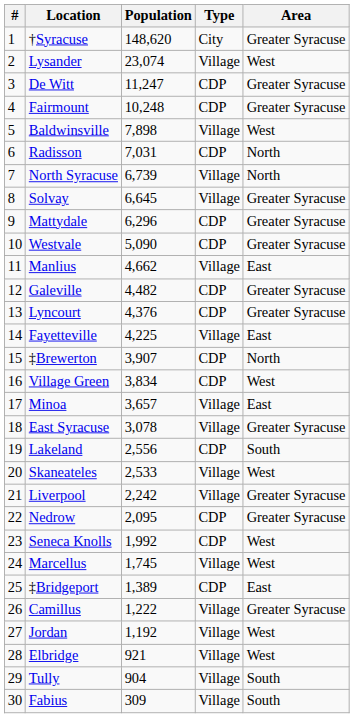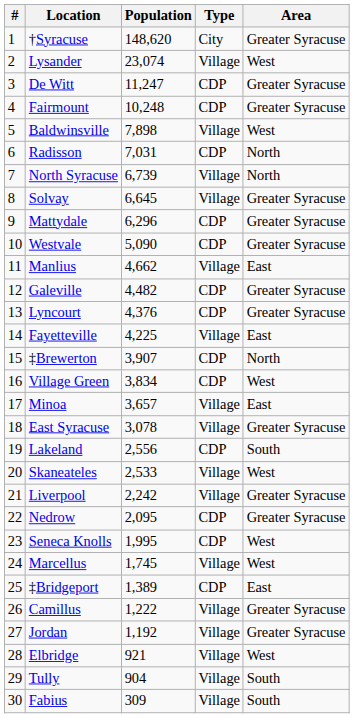(141, 541) 1,992 -> (141, 541) 1,995
(261, 632) West -> (296, 632) Greater Syracuse
